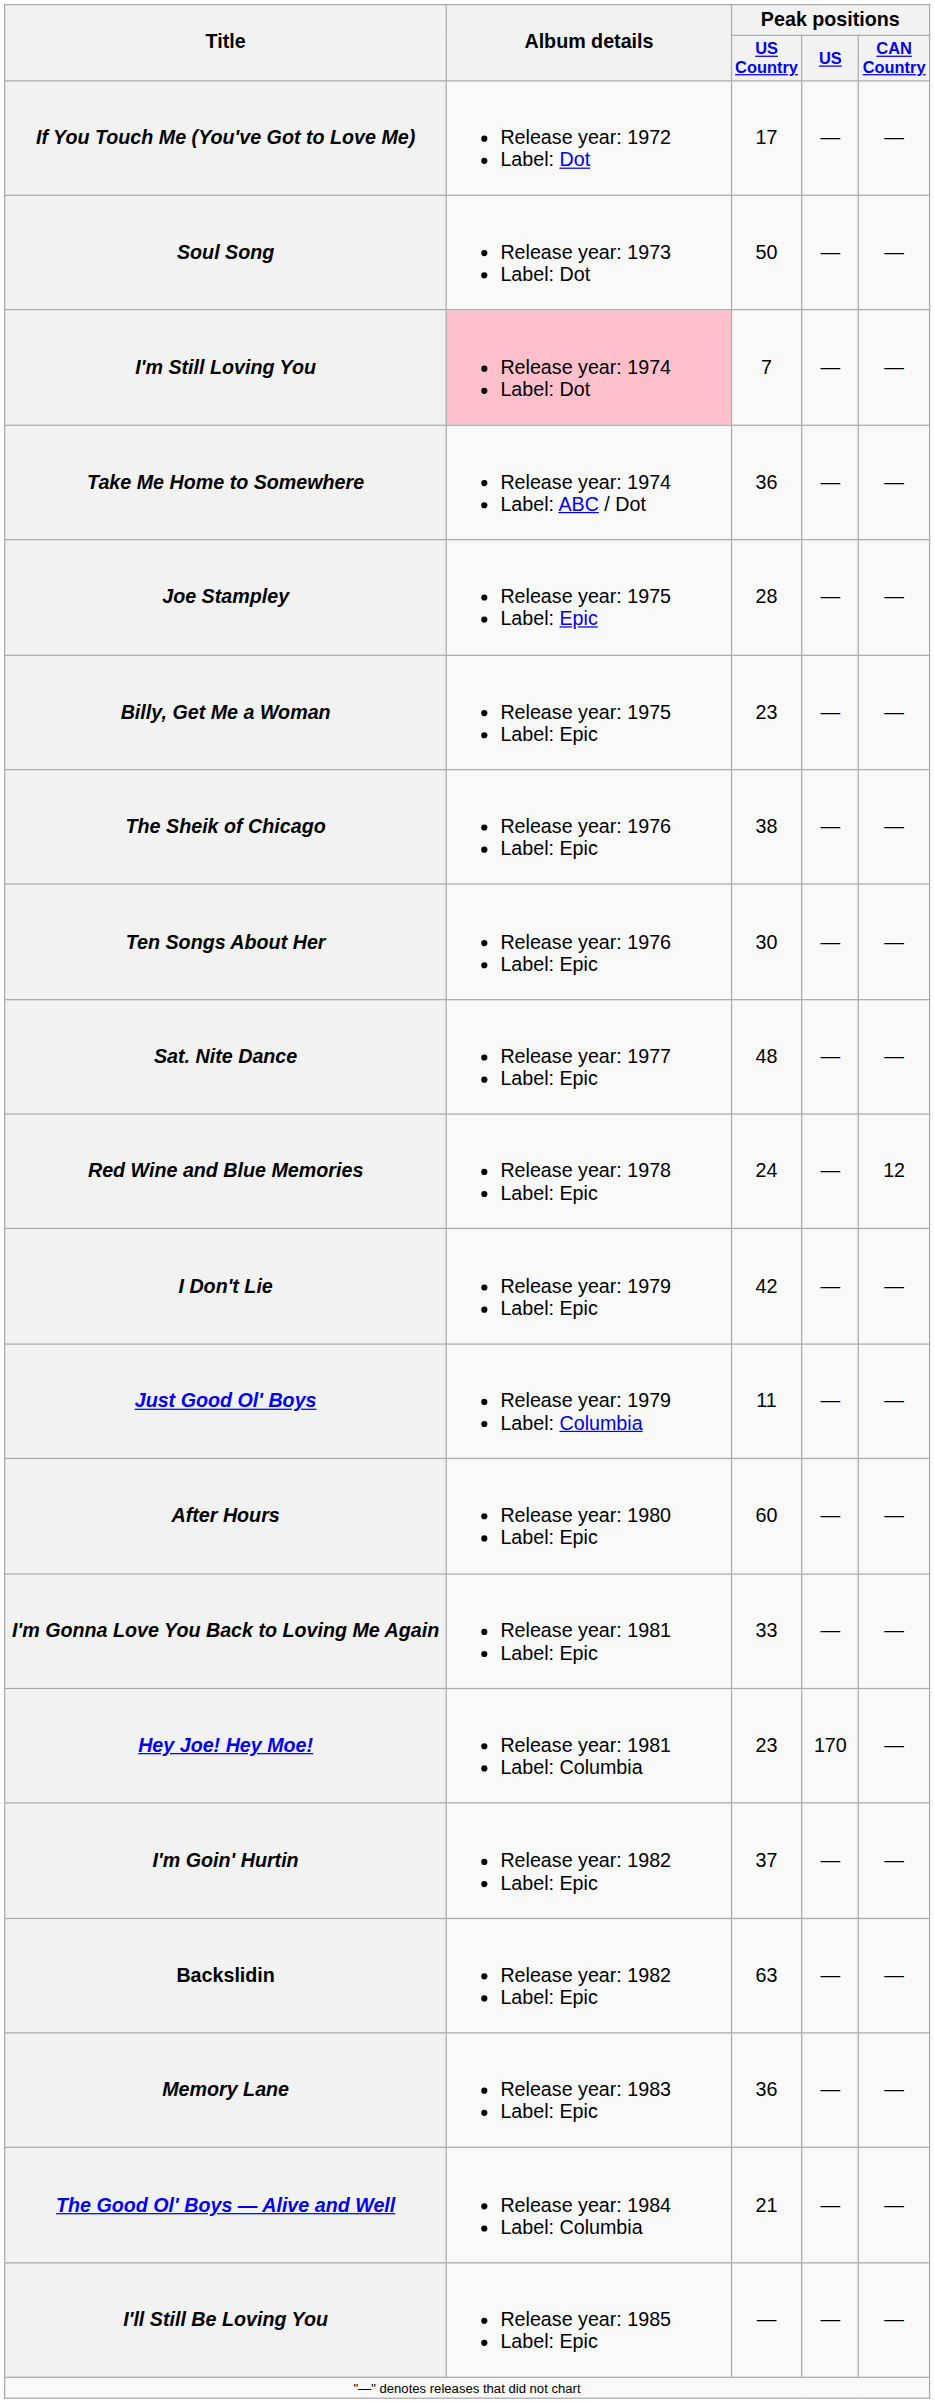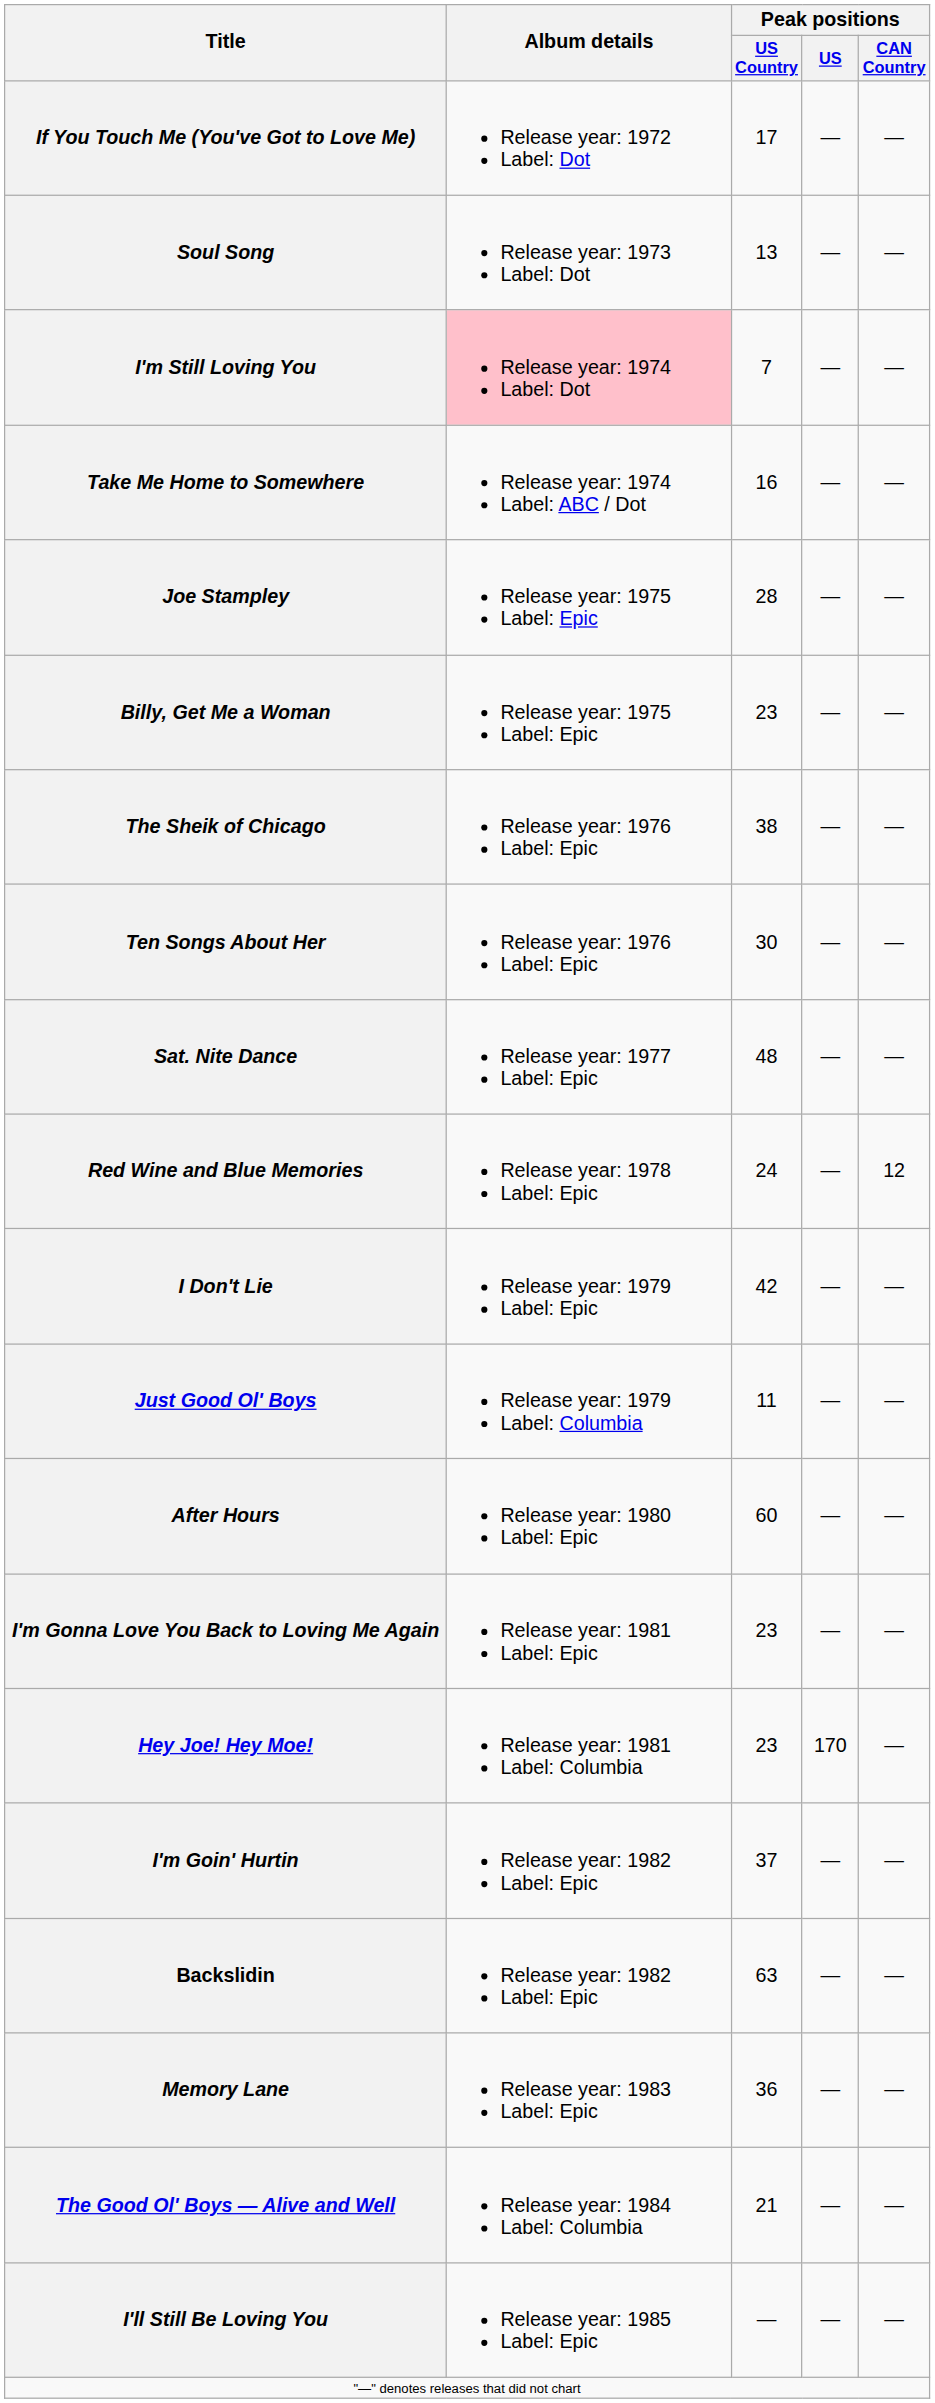(767, 252) 50 -> (767, 252) 13
(767, 482) 36 -> (767, 482) 16
(767, 1630) 33 -> (767, 1630) 23
